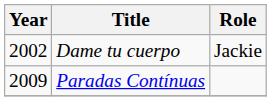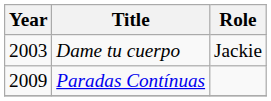(28, 50) 2002 -> (28, 50) 2003
